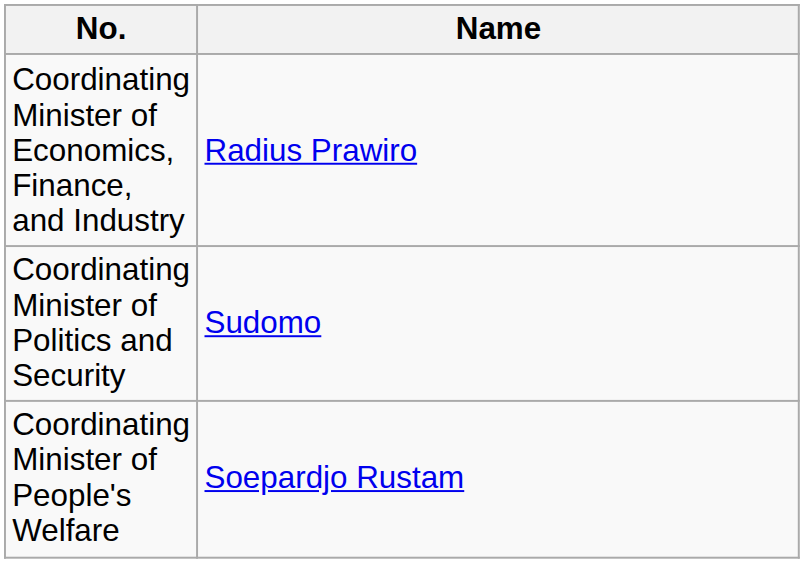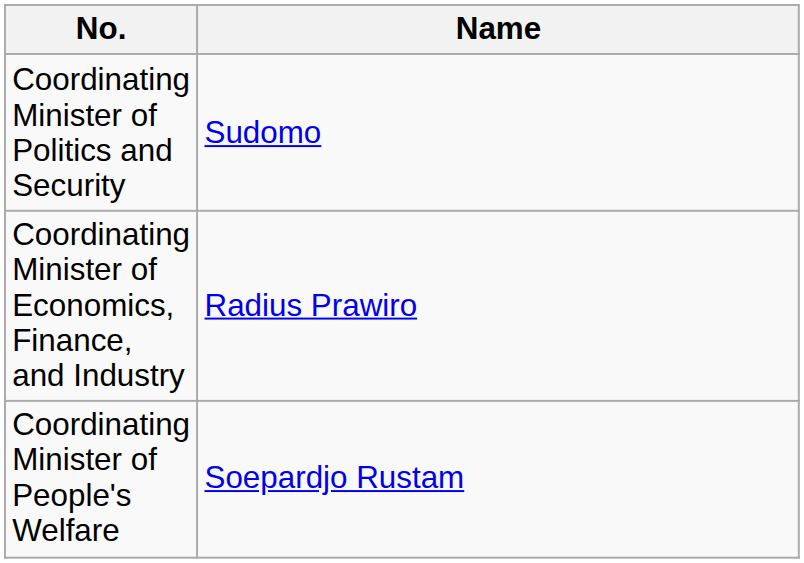rows swapped: (101, 322) <-> (101, 149)
